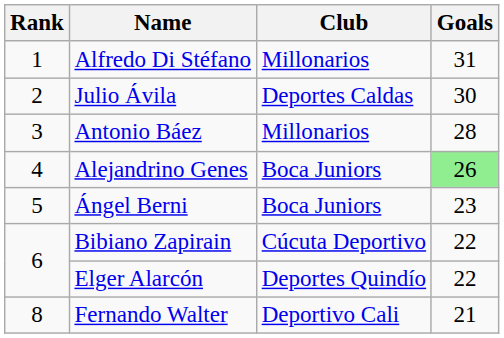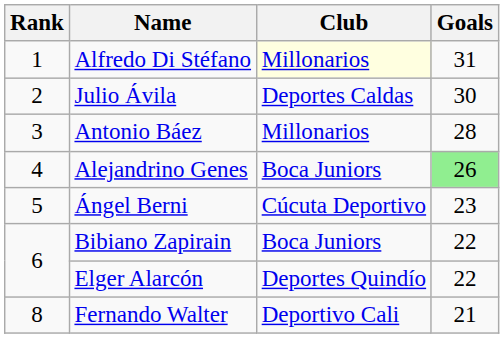(315, 59) no background -> (315, 59) lightyellow background
(322, 205) Boca Juniors -> (344, 205) Cúcuta Deportivo
(344, 242) Cúcuta Deportivo -> (322, 242) Boca Juniors
